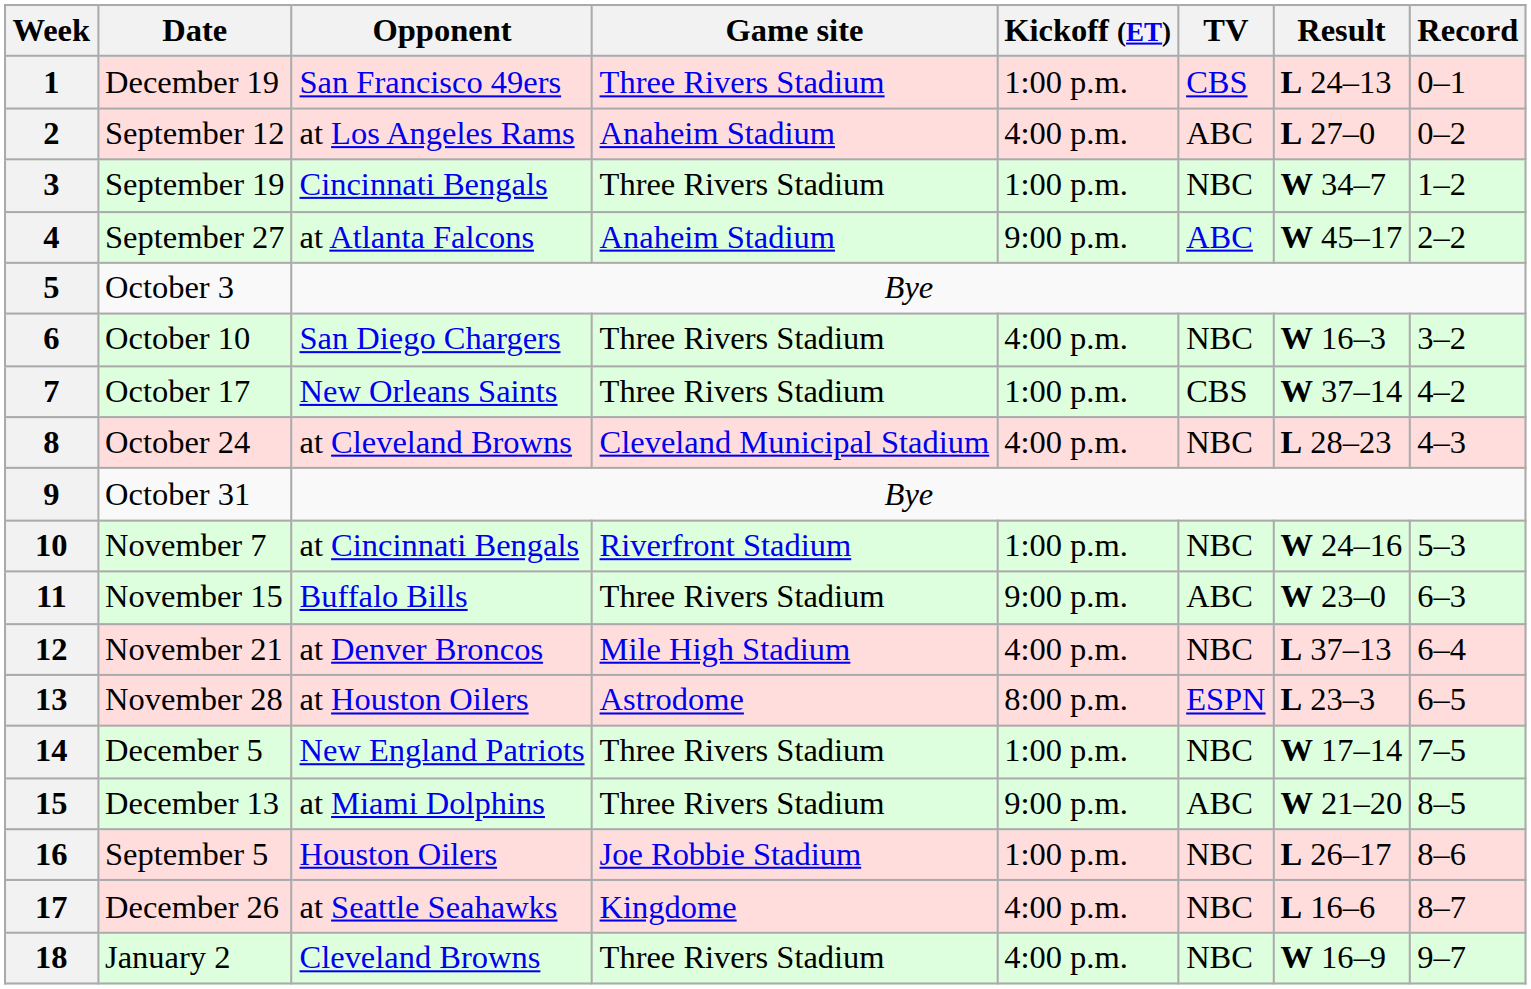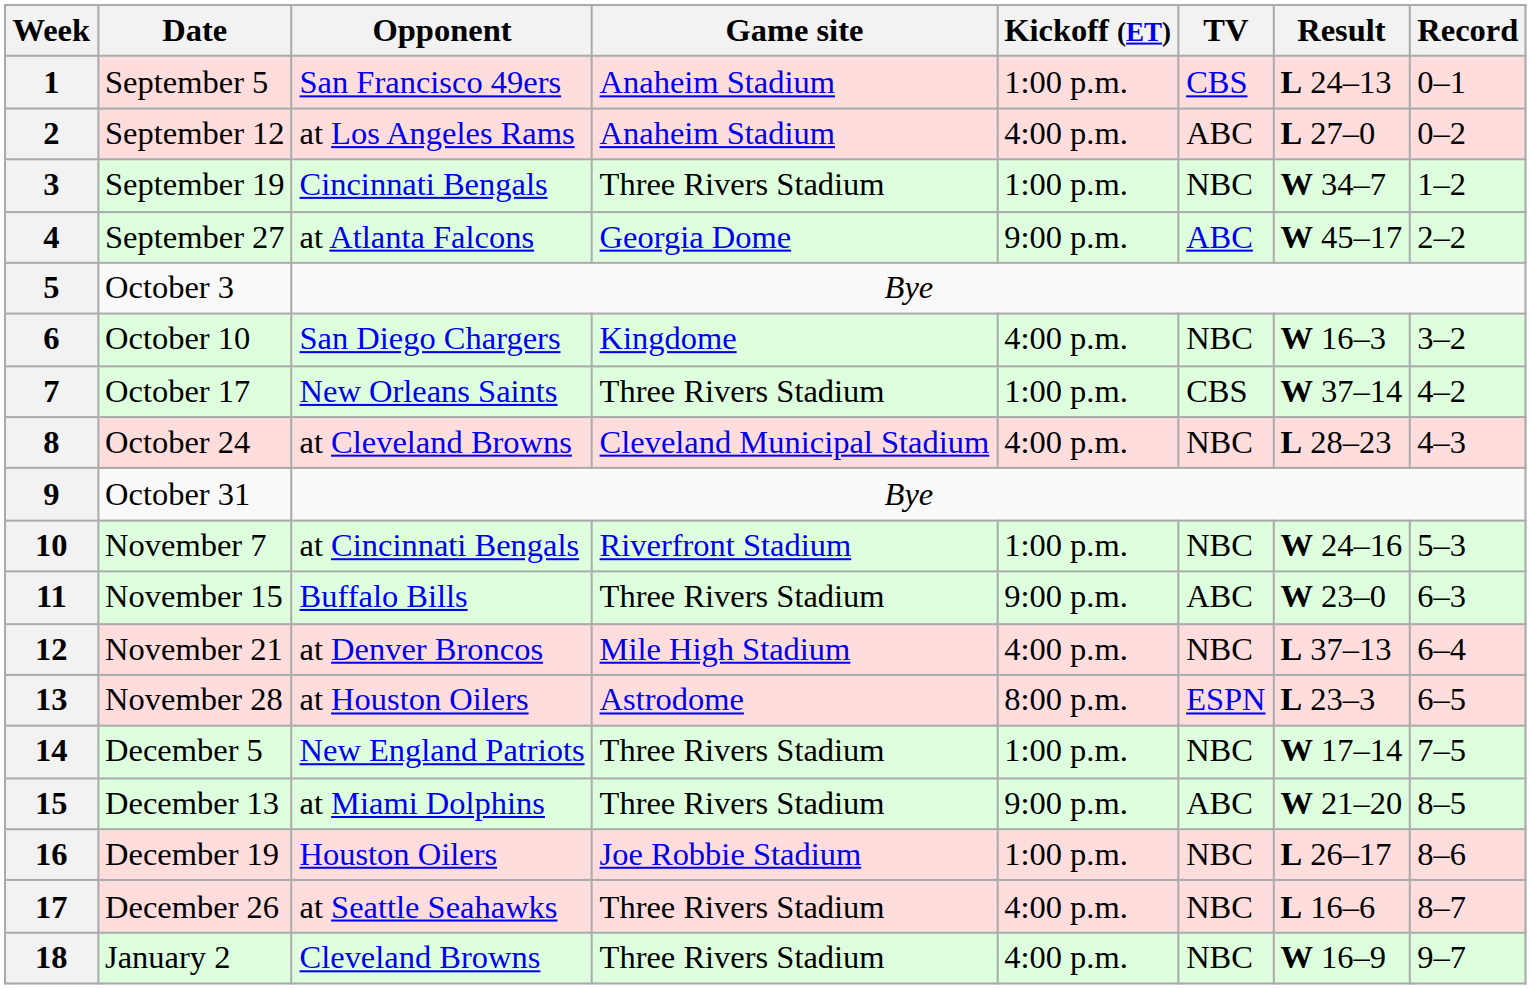(192, 81) December 19 -> (187, 81) September 5
(742, 81) Three Rivers Stadium -> (717, 81) Anaheim Stadium
(717, 236) Anaheim Stadium -> (695, 236) Georgia Dome
(742, 339) Three Rivers Stadium -> (668, 339) Kingdome
(187, 854) September 5 -> (192, 854) December 19
(668, 905) Kingdome -> (742, 905) Three Rivers Stadium
